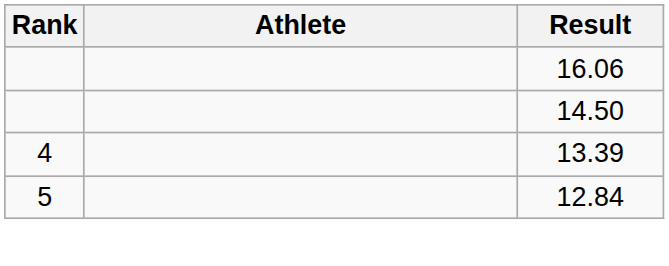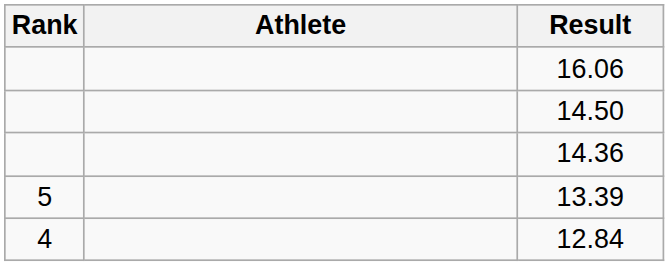+ row: (590, 153)
(45, 153) 4 -> (45, 196) 5
(45, 196) 5 -> (45, 238) 4
